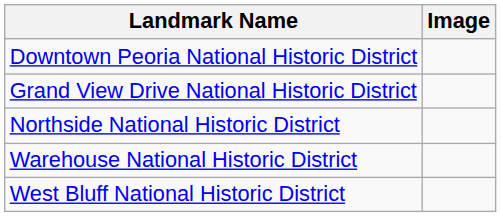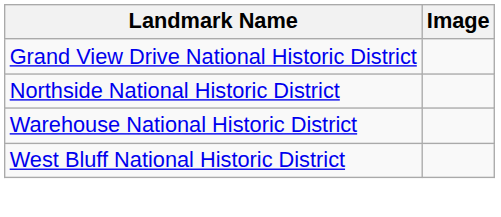- row: (213, 56)
